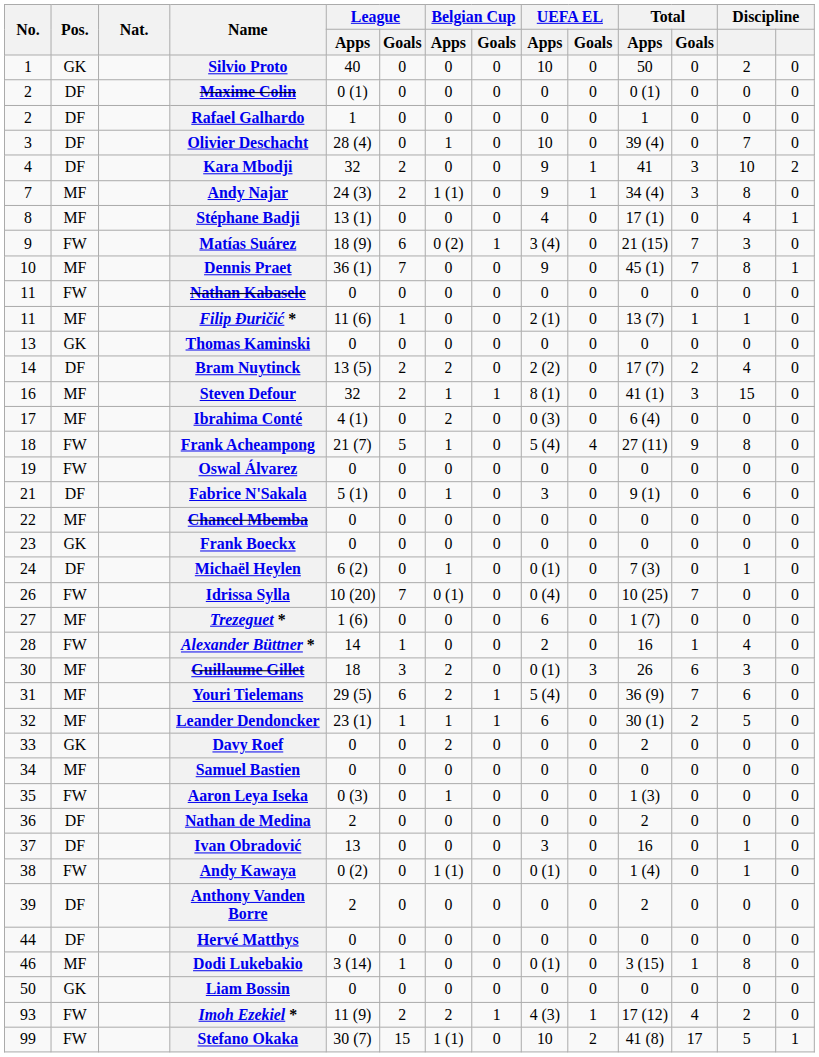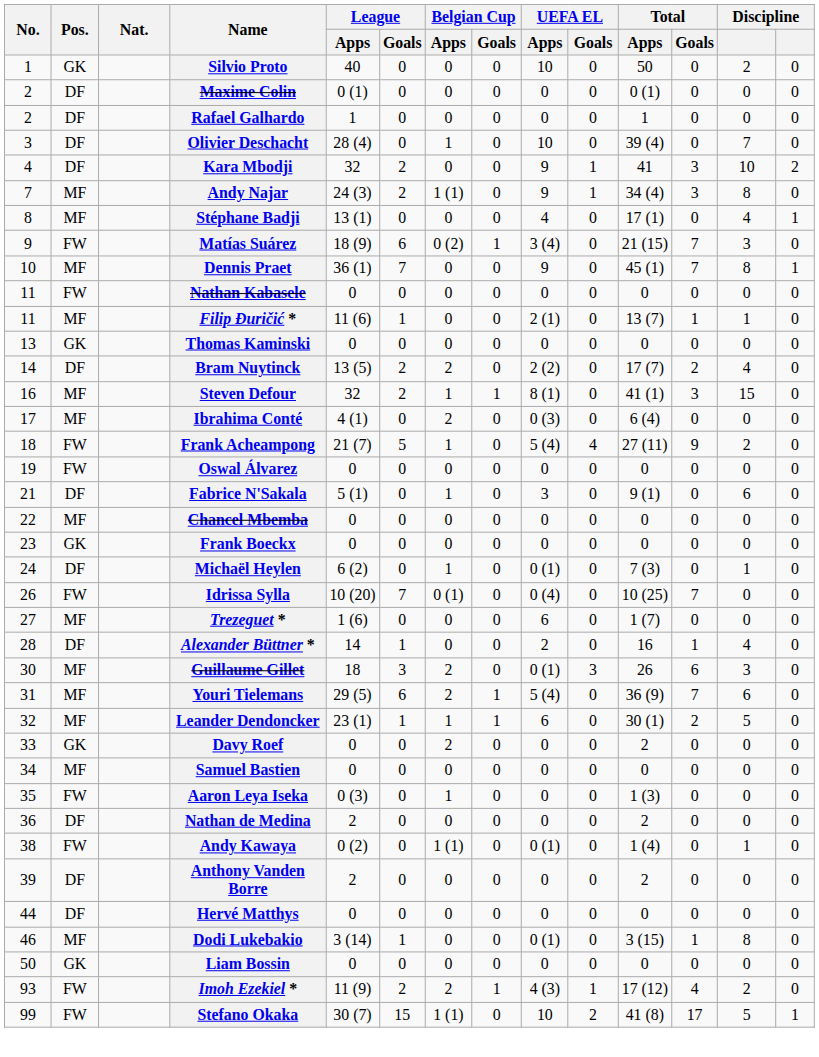(747, 444) 8 -> (747, 444) 2
(75, 645) FW -> (75, 645) DF
- row: (248, 846)
